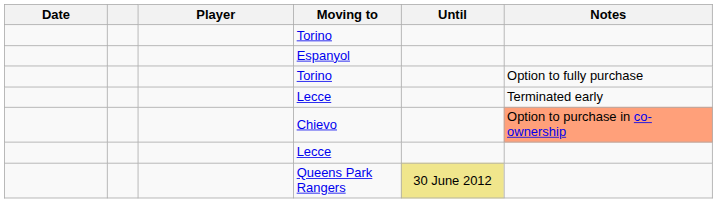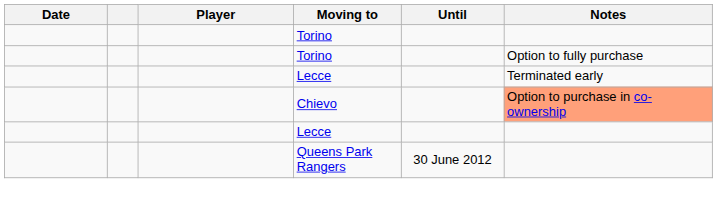- row: (56, 56)
(452, 180) khaki background -> (452, 159) no background
